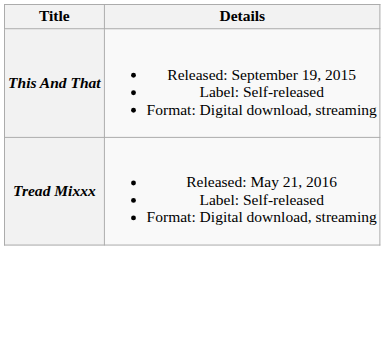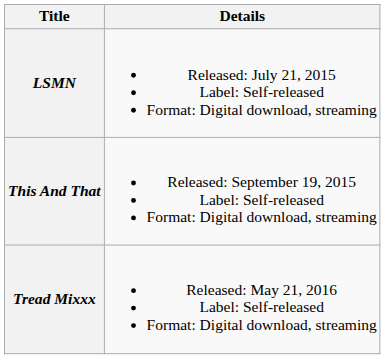+ row: (54, 83)
